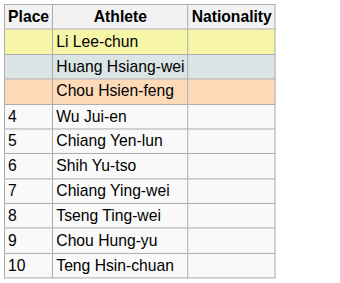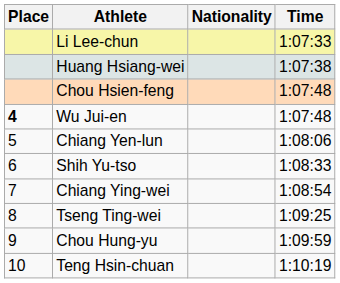+ column: (305, 16)
(12, 116) normal -> (12, 116) bold
